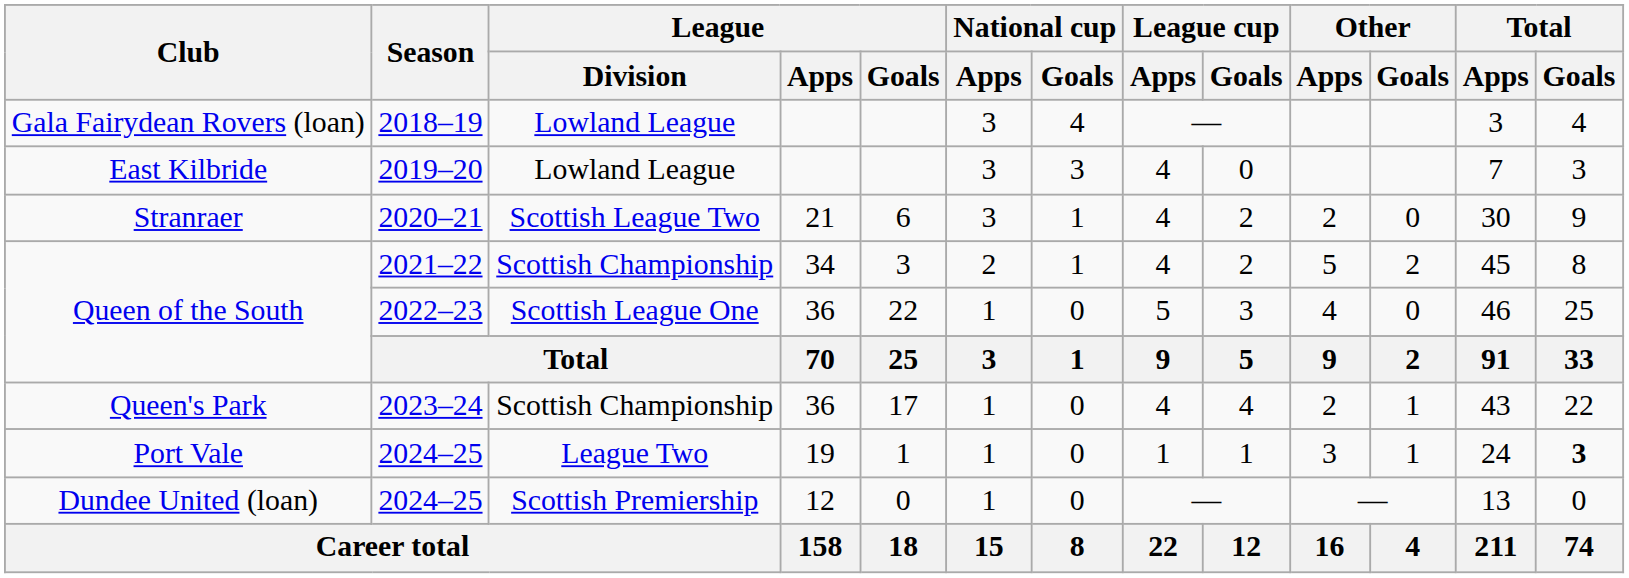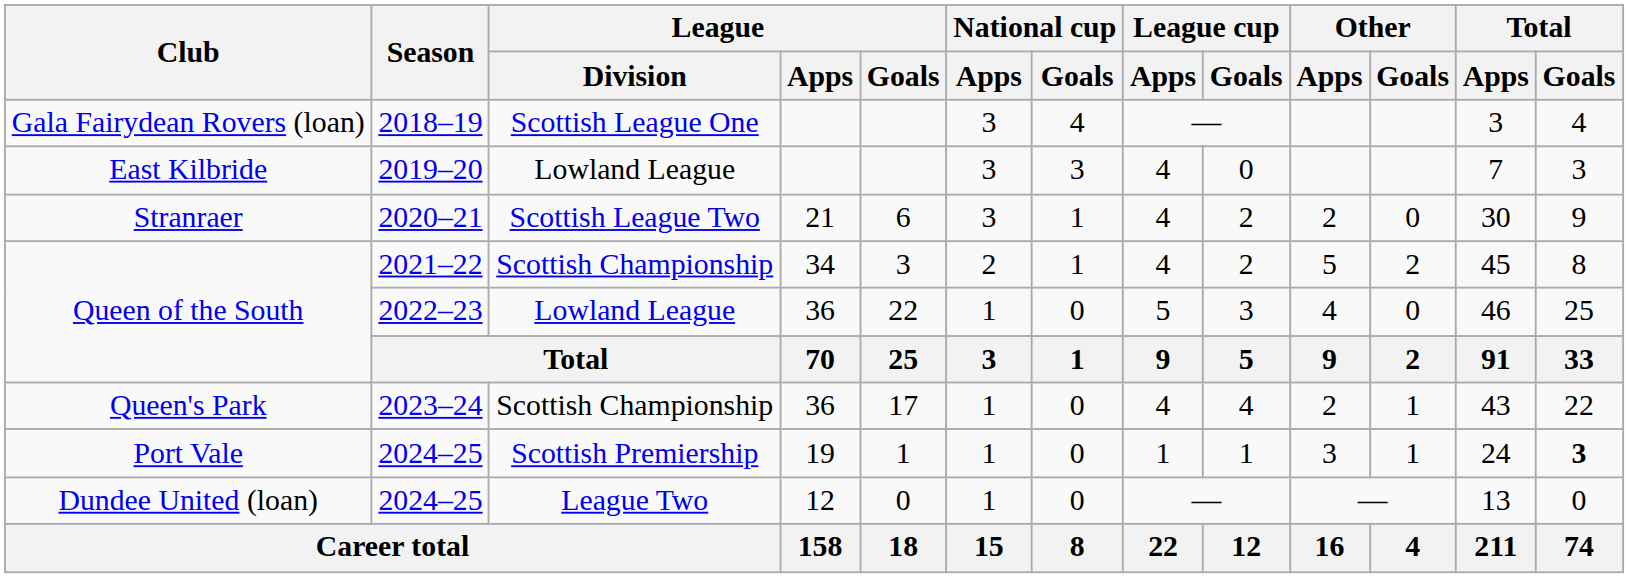(635, 122) Lowland League -> (635, 122) Scottish League One
(635, 311) Scottish League One -> (635, 311) Lowland League
(635, 452) League Two -> (635, 452) Scottish Premiership
(635, 500) Scottish Premiership -> (635, 500) League Two
